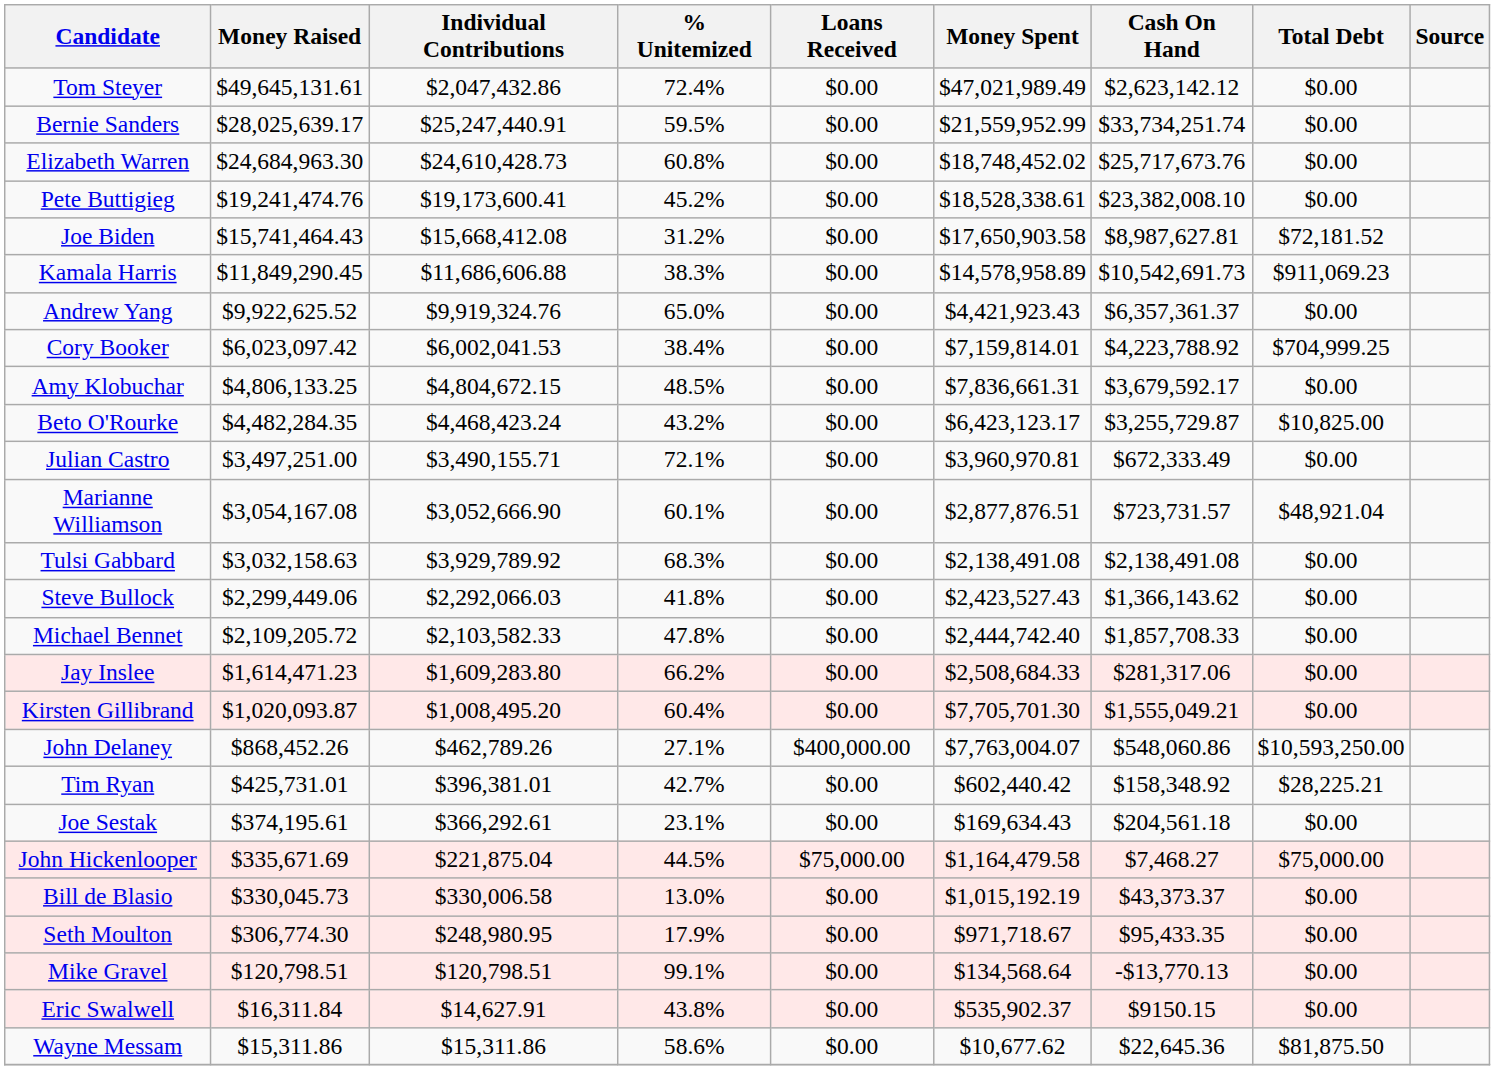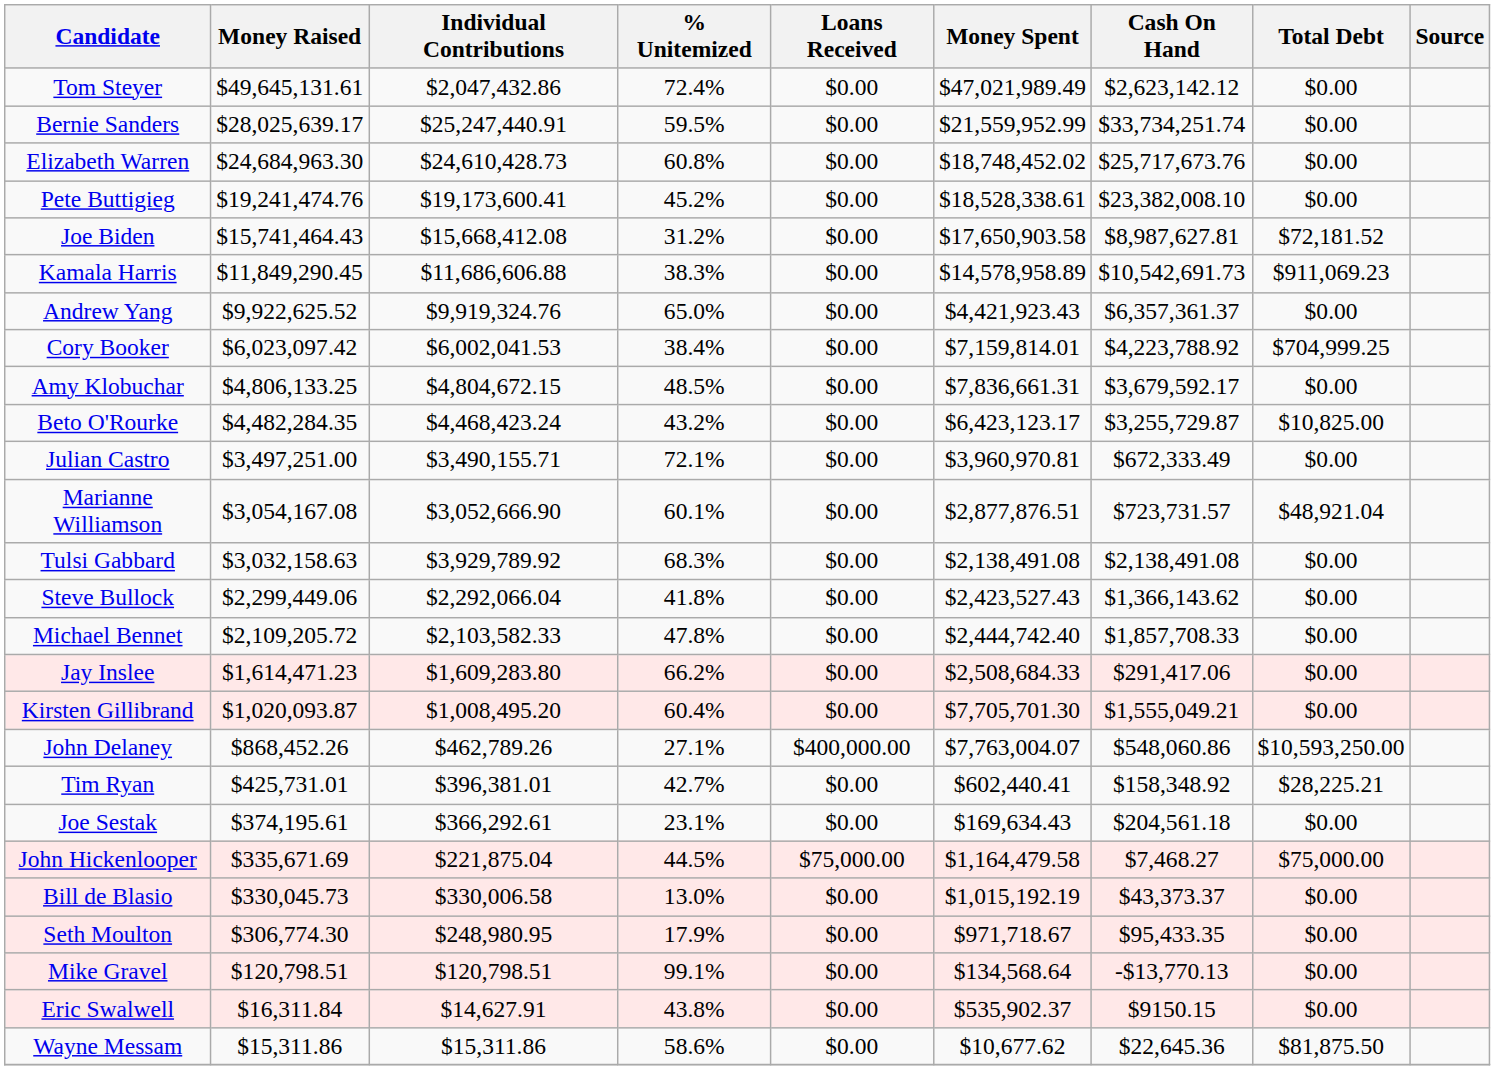(494, 598) $2,292,066.03 -> (494, 598) $2,292,066.04
(1172, 672) $281,317.06 -> (1172, 672) $291,417.06
(1012, 784) $602,440.42 -> (1012, 784) $602,440.41
